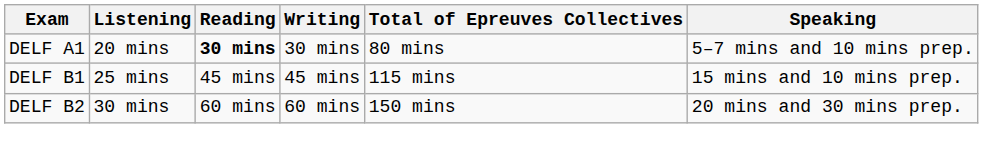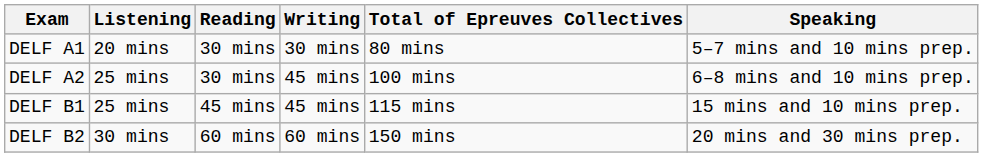(238, 49) bold -> (238, 49) normal
+ row: (47, 78)
